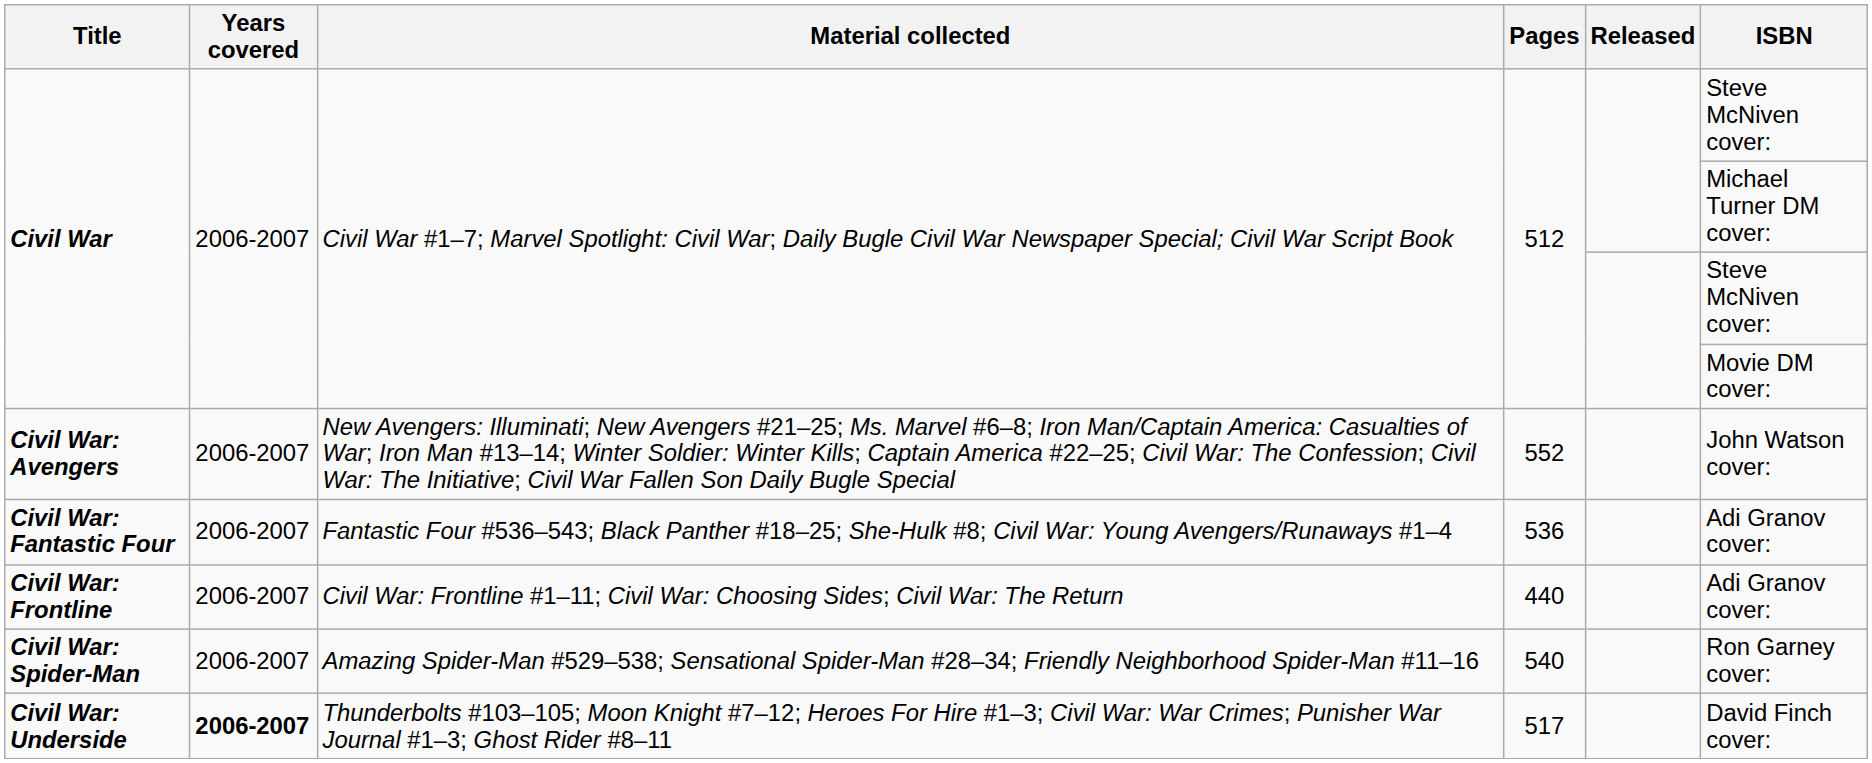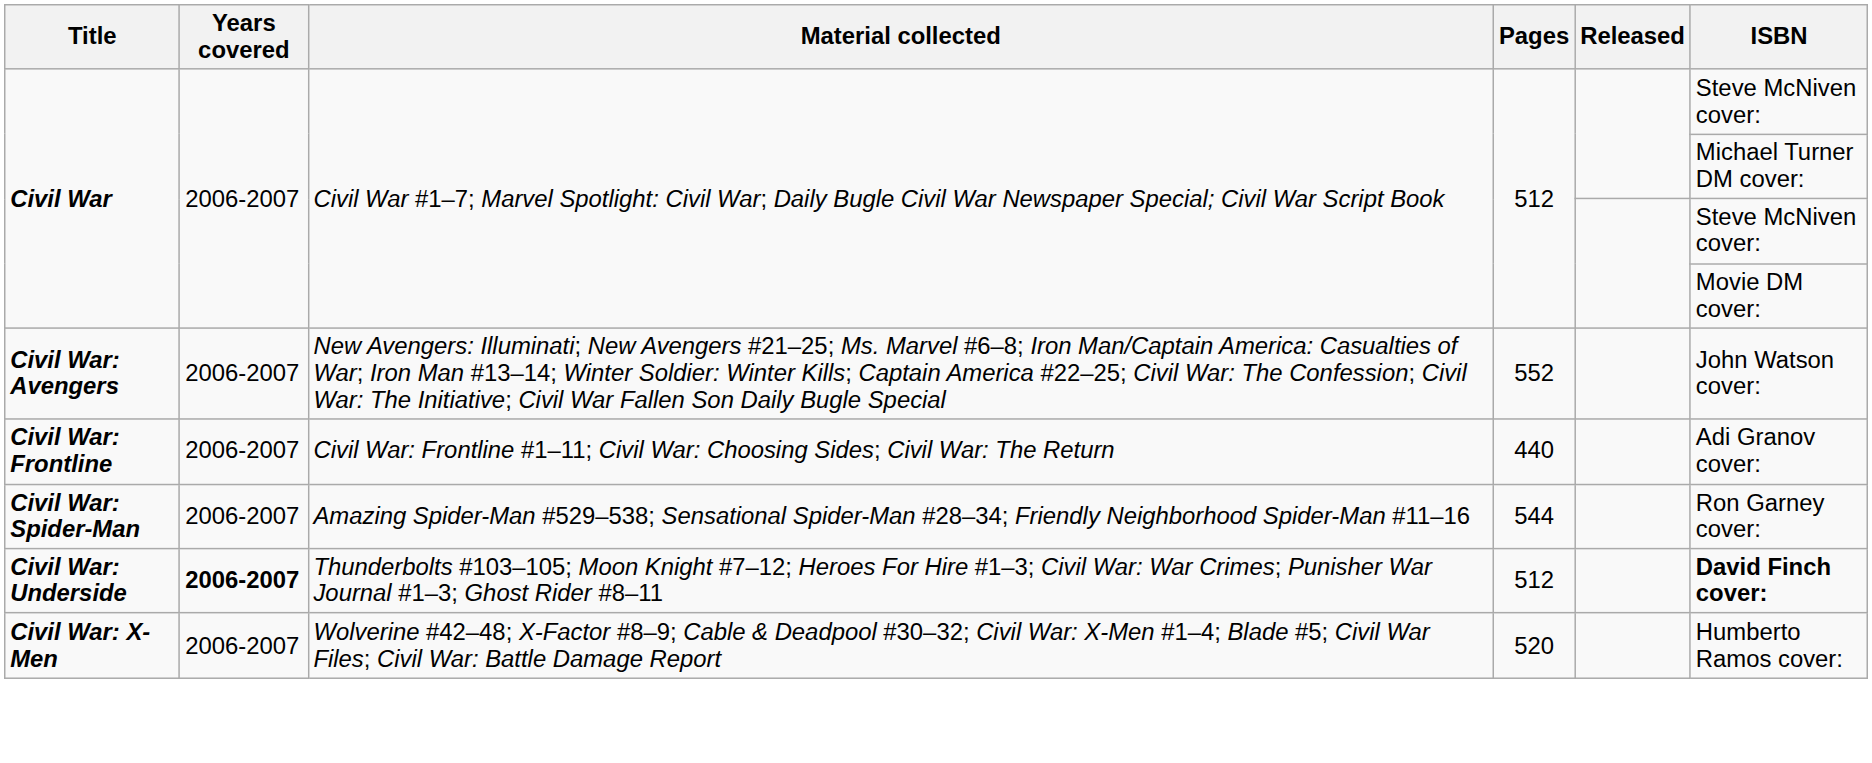- row: (92, 531)
(1544, 661) 540 -> (1534, 516) 544
(1544, 725) 517 -> (1534, 580) 512
(1769, 725) normal -> (1763, 580) bold
+ row: (80, 645)
